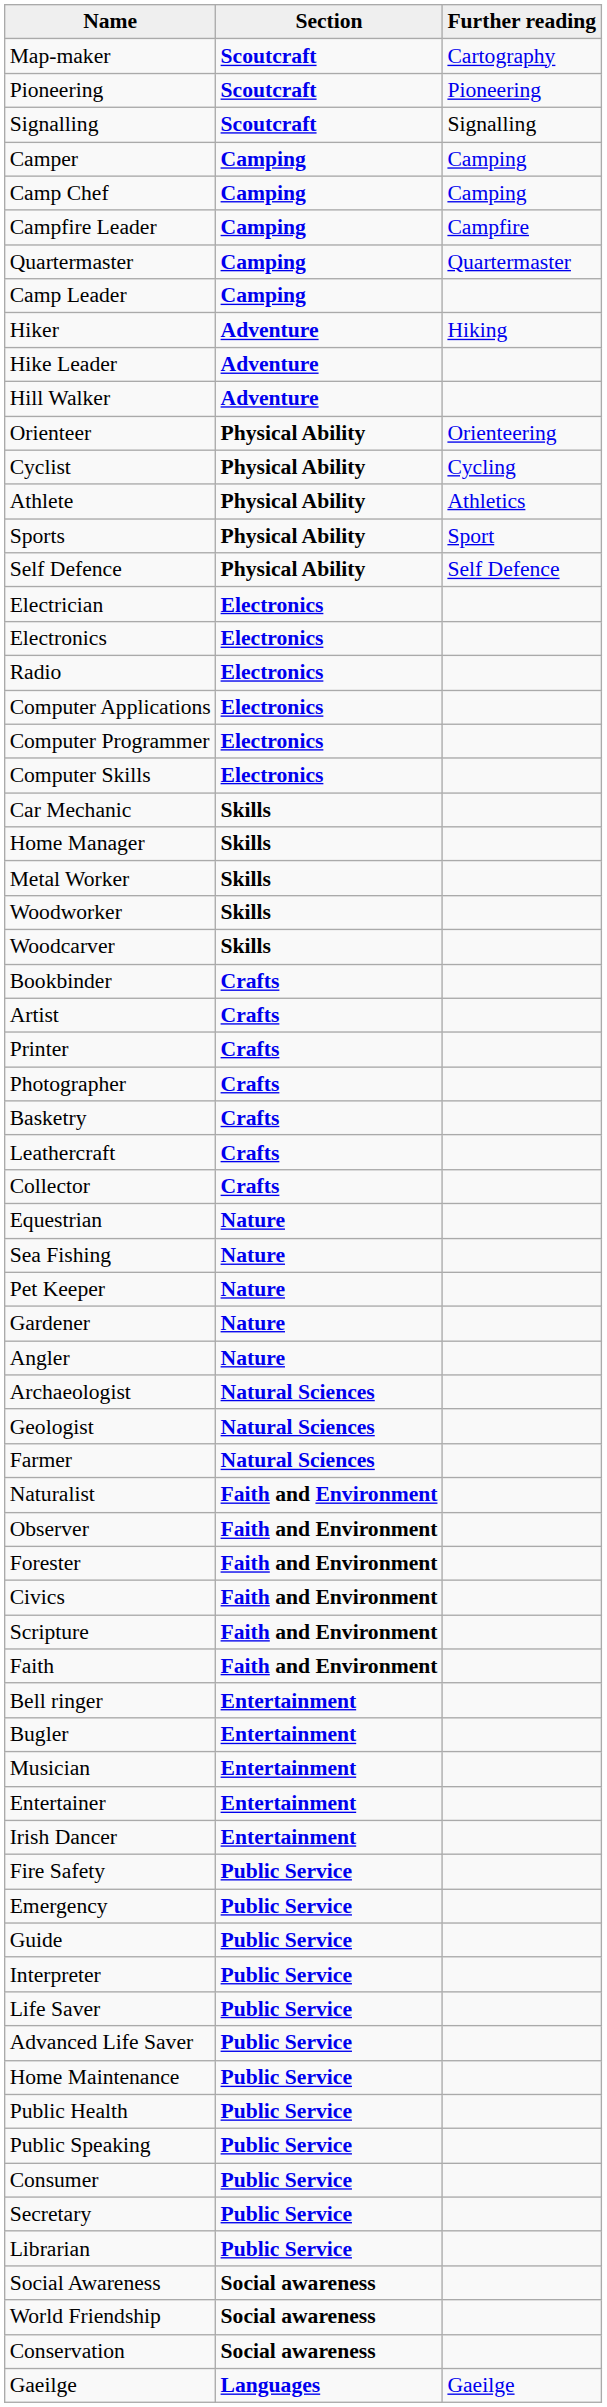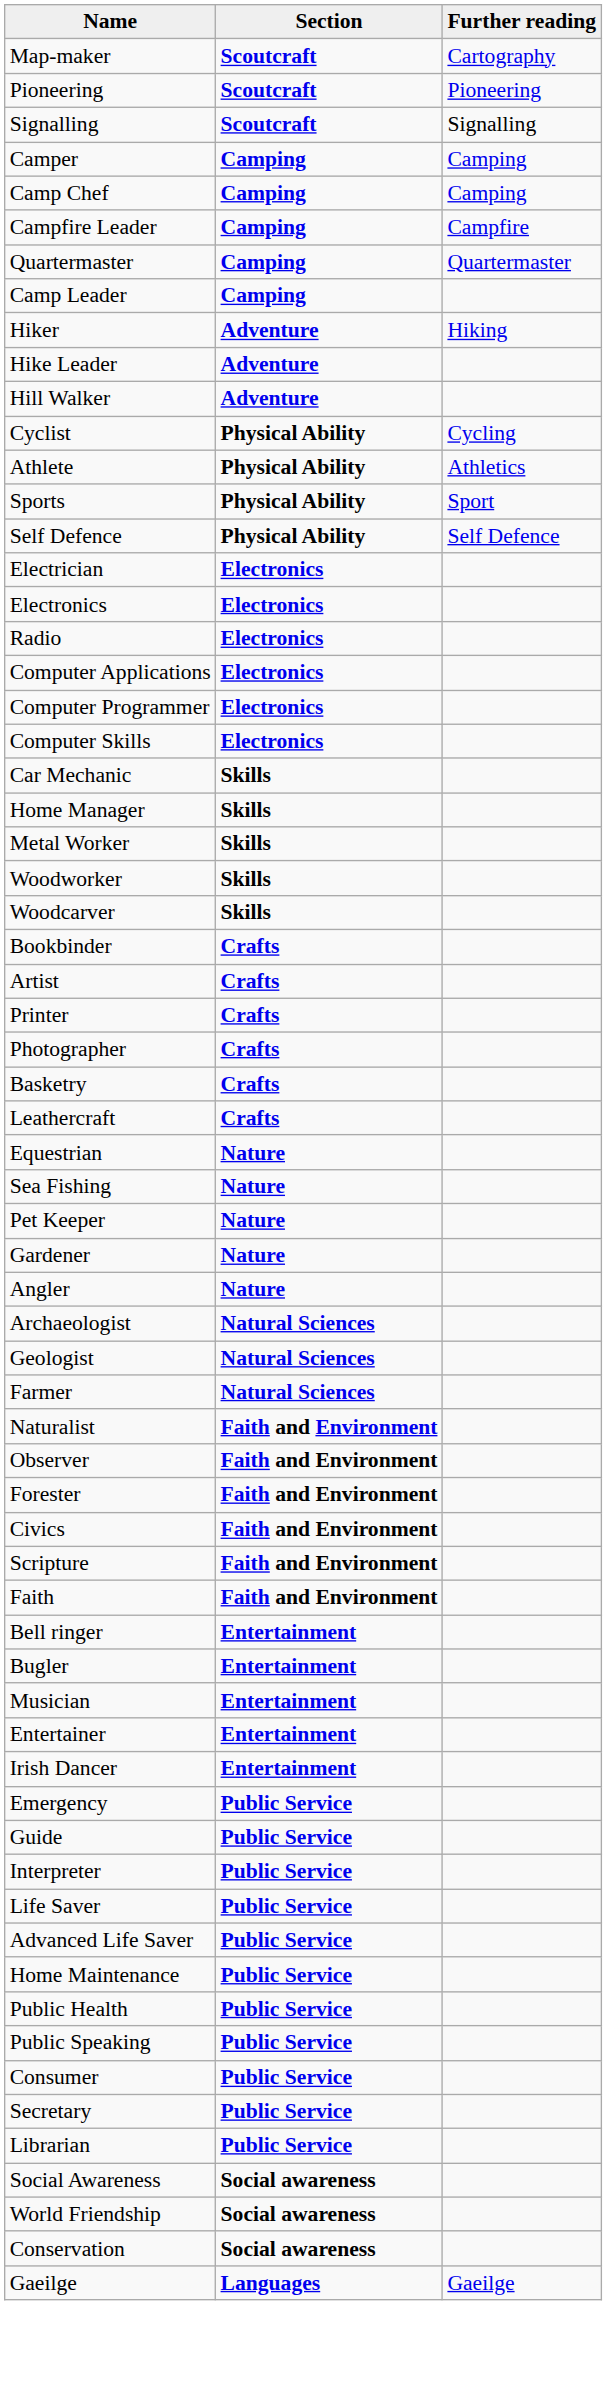- row: (50, 432)
- row: (50, 1186)
- row: (57, 1871)
